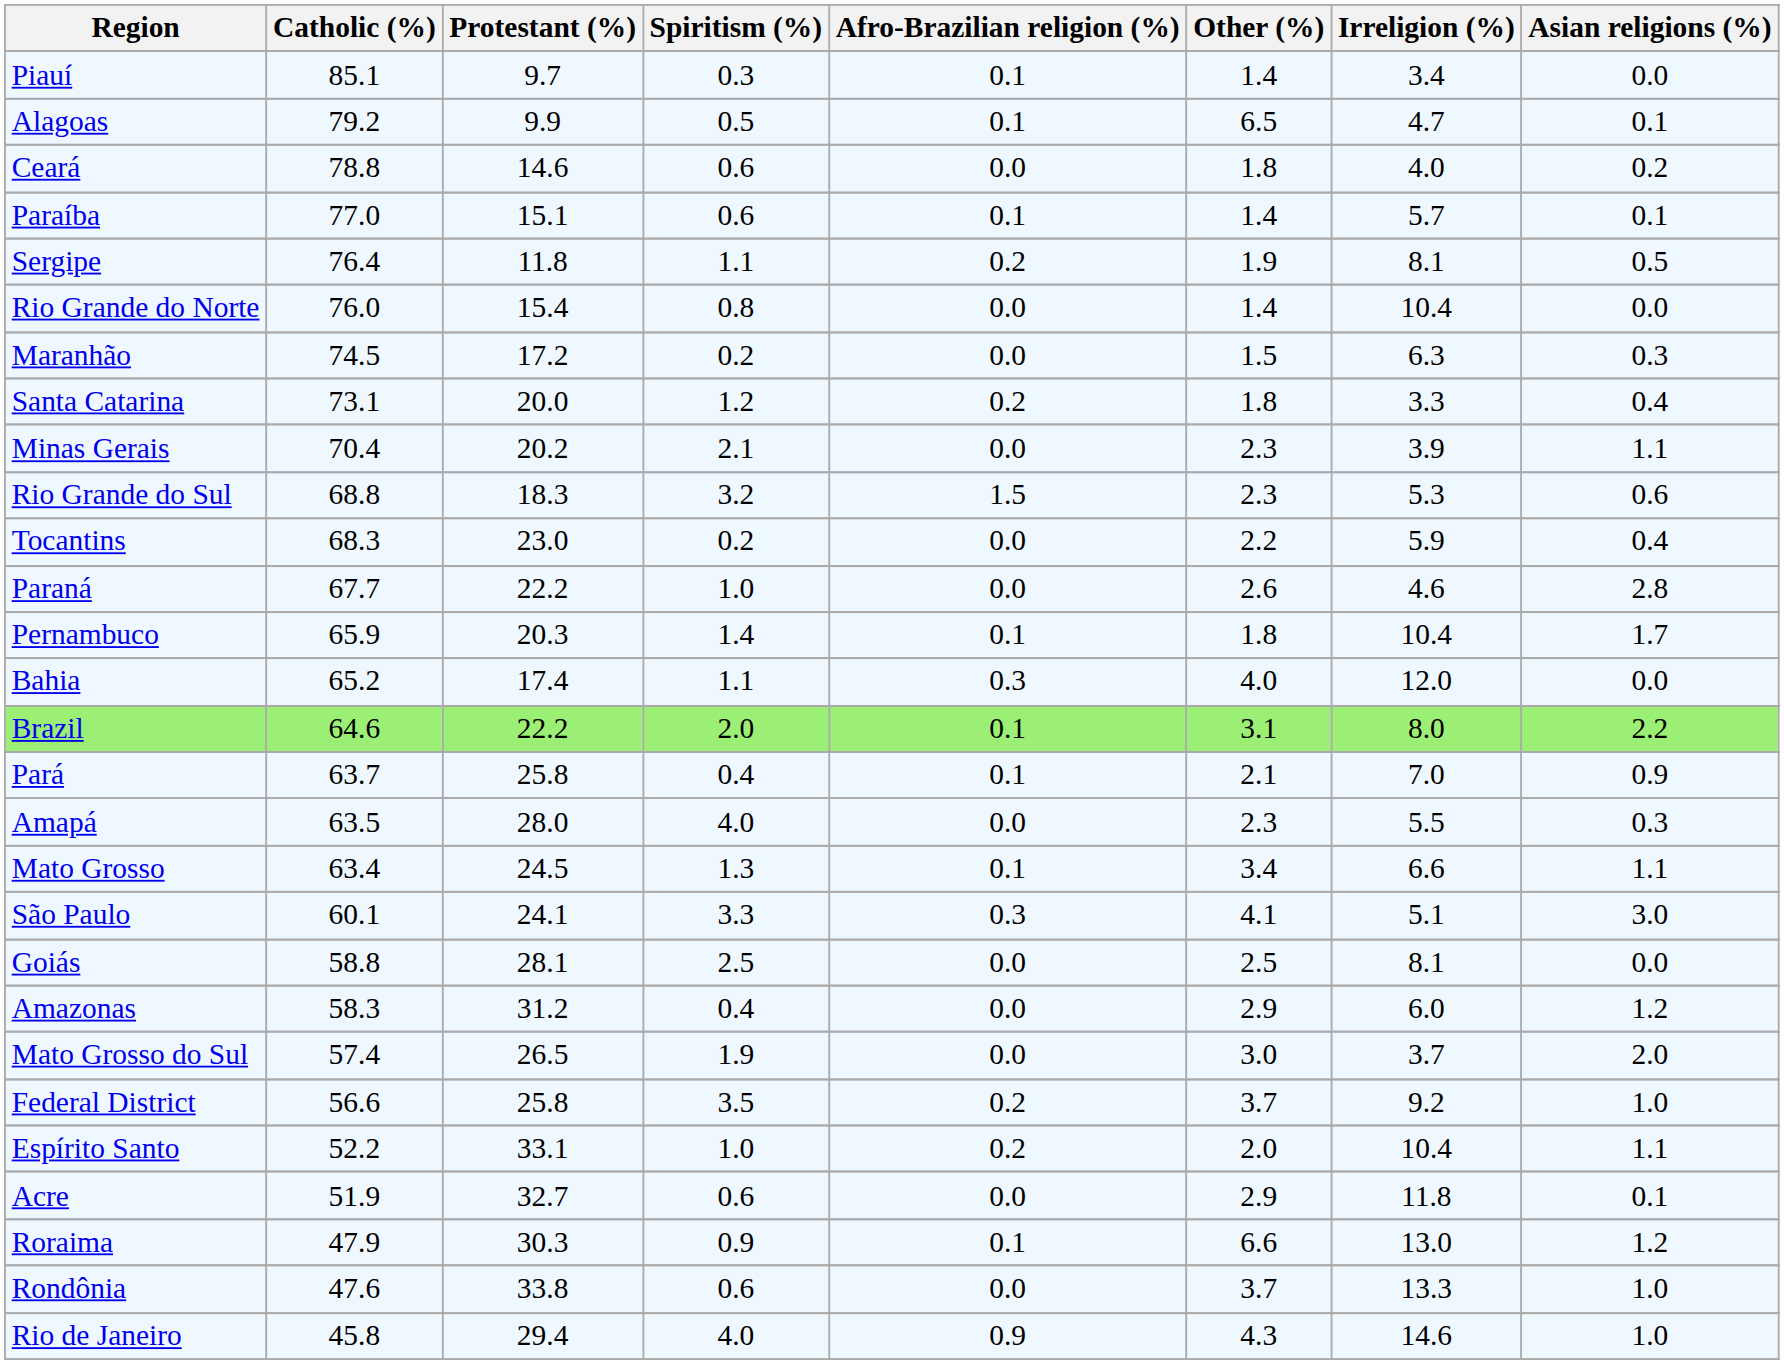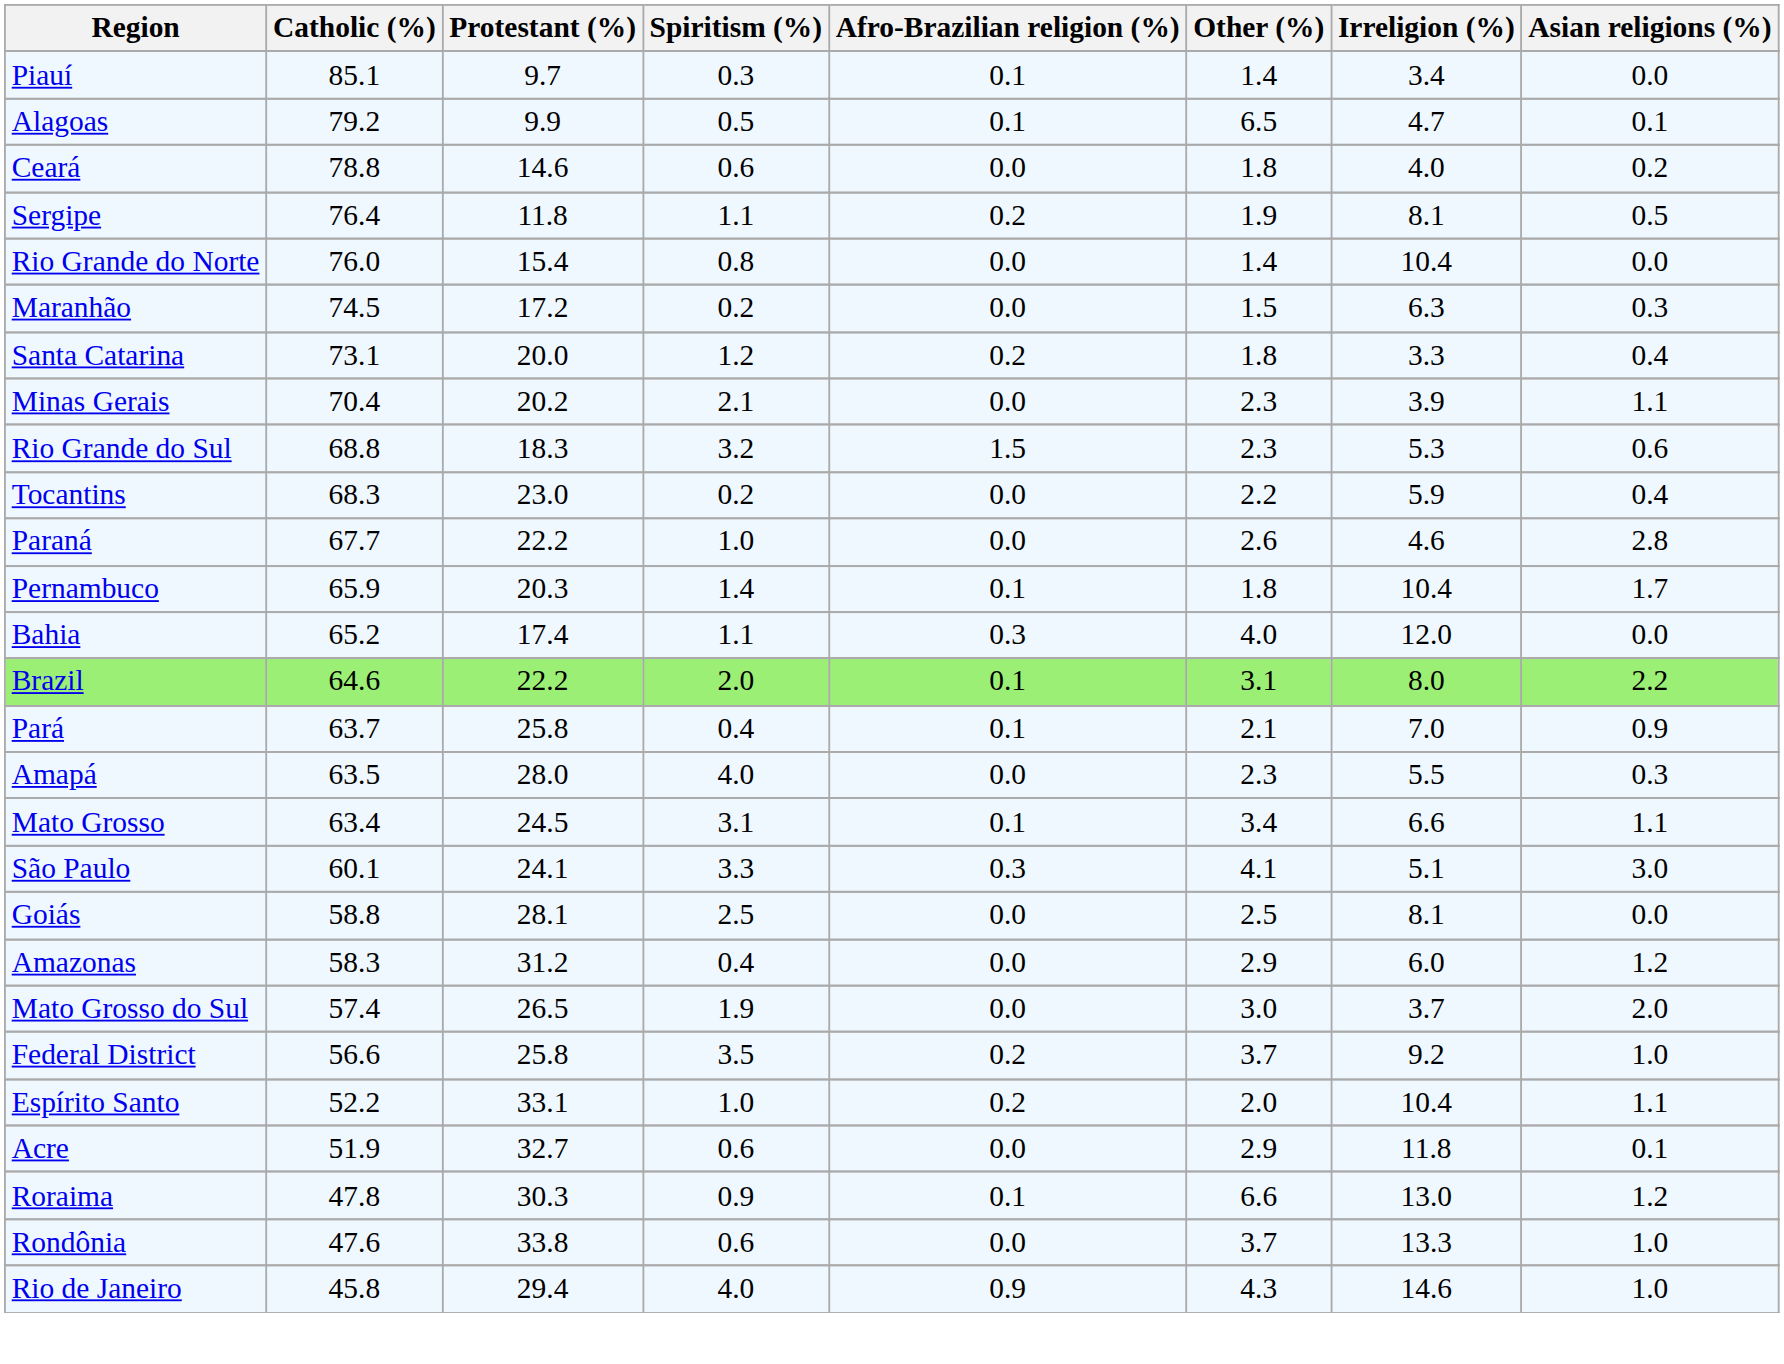- row: (56, 214)
(736, 868) 1.3 -> (736, 821) 3.1
(354, 1241) 47.9 -> (354, 1195) 47.8
